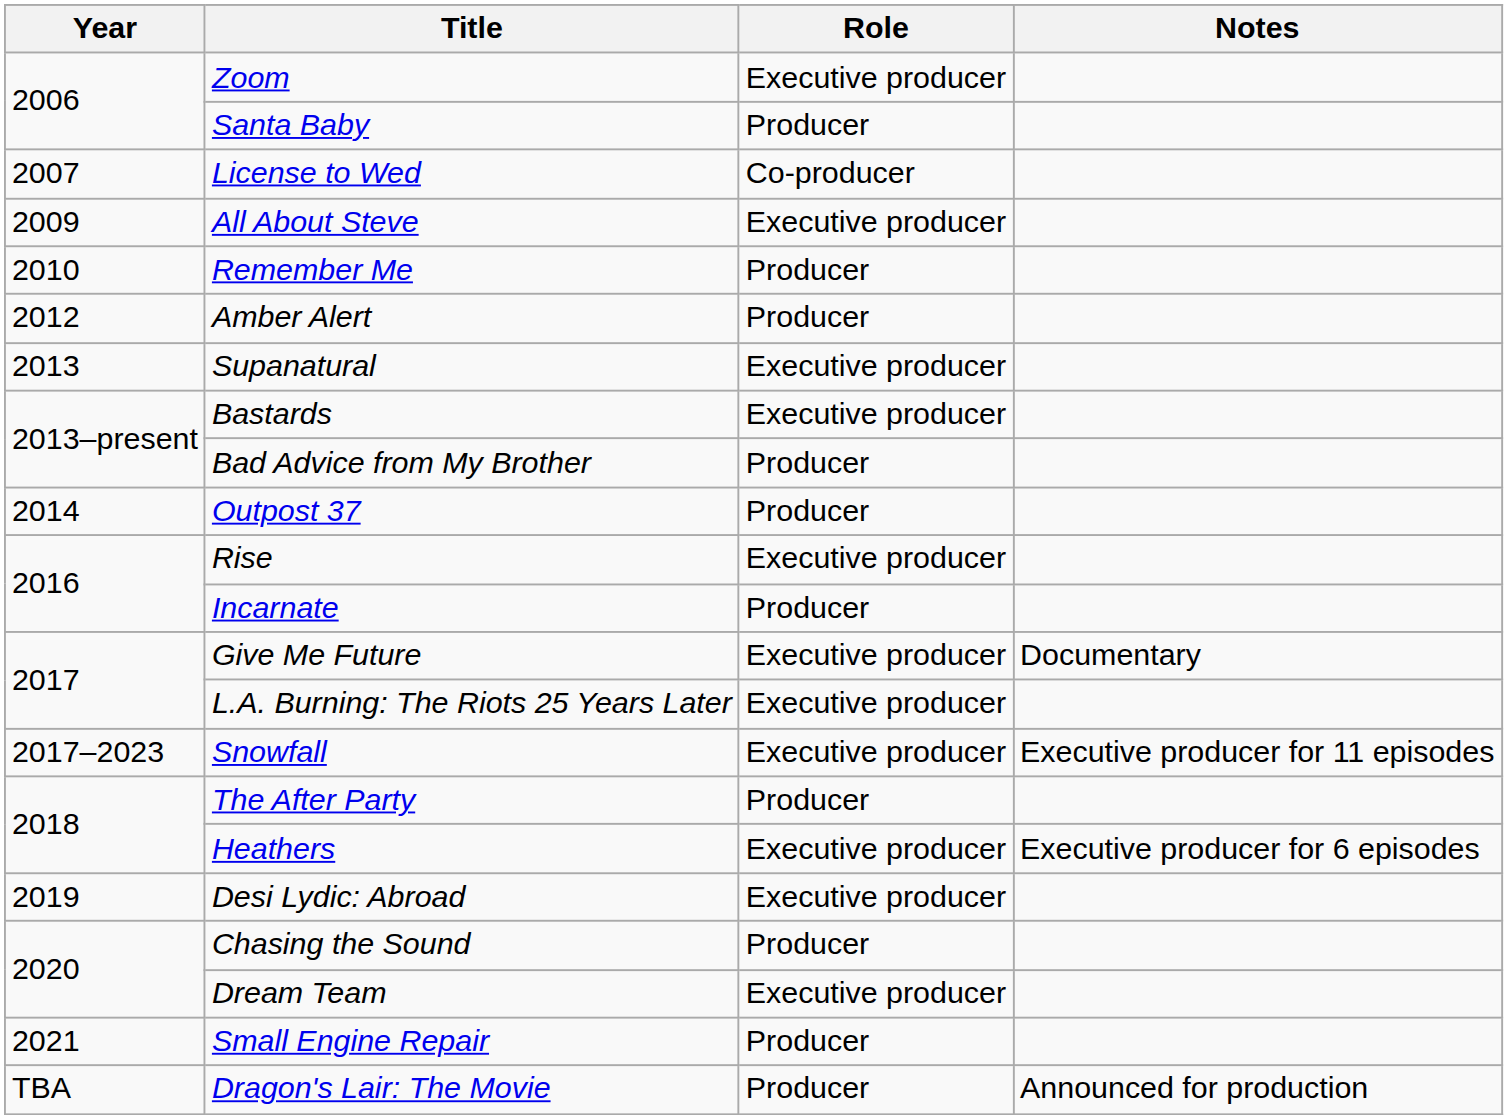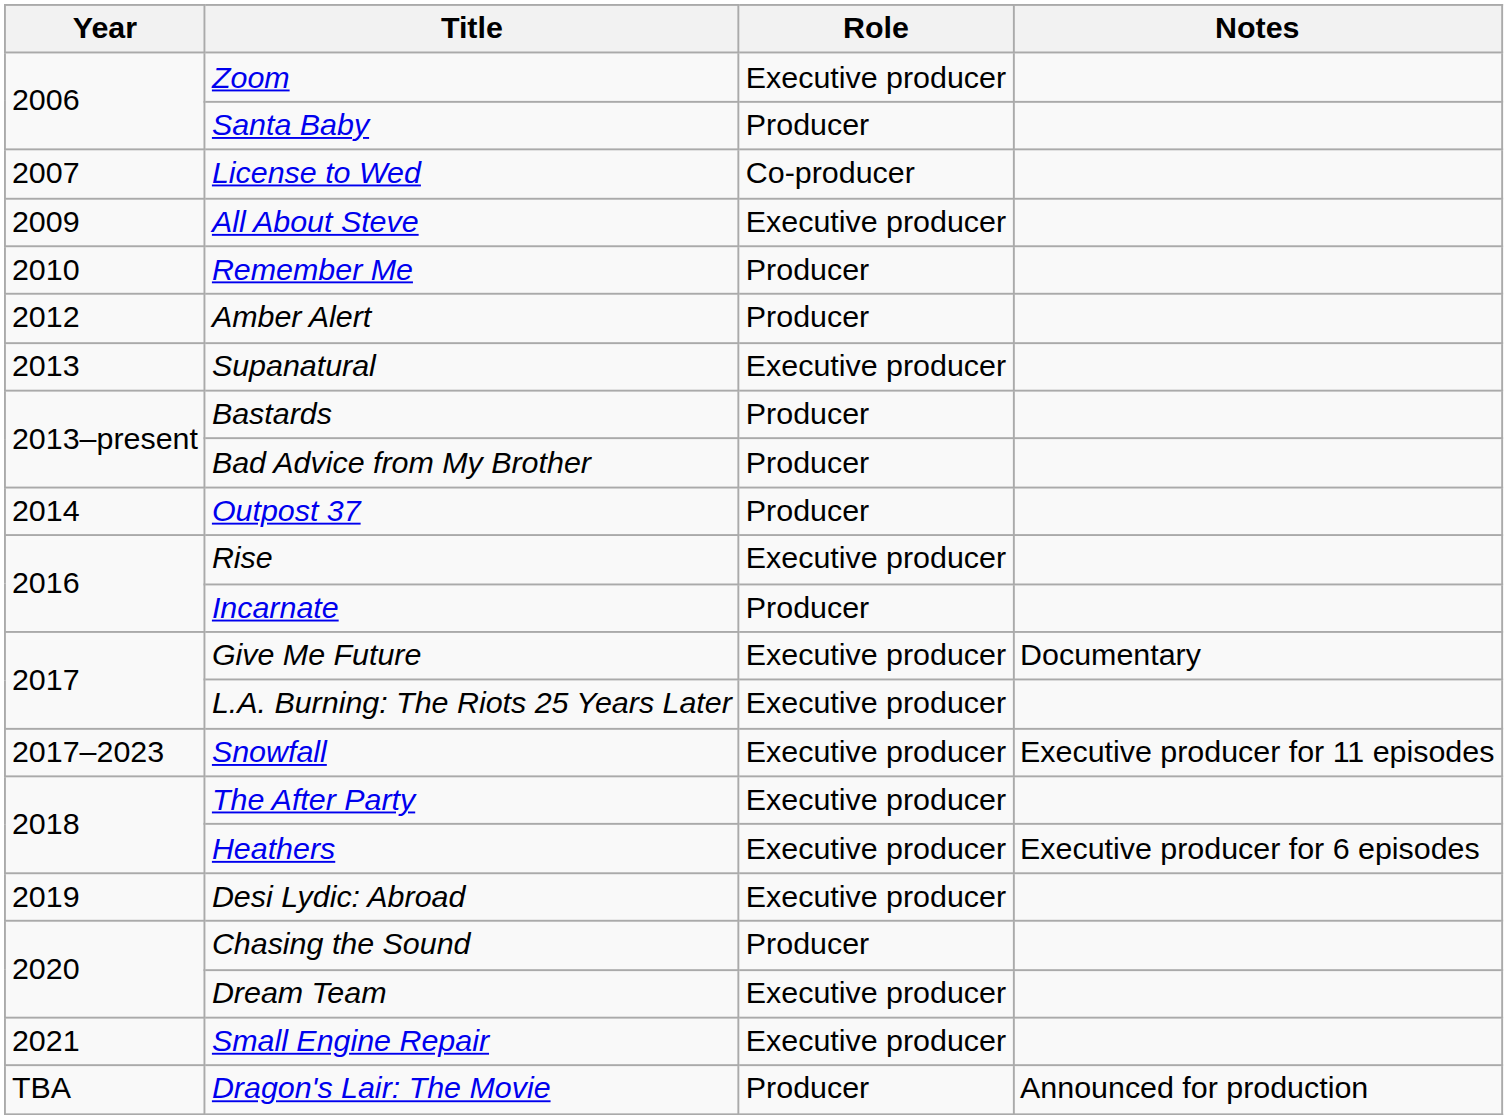(876, 414) Executive producer -> (808, 414) Producer
(808, 800) Producer -> (876, 800) Executive producer
(808, 1041) Producer -> (876, 1041) Executive producer
